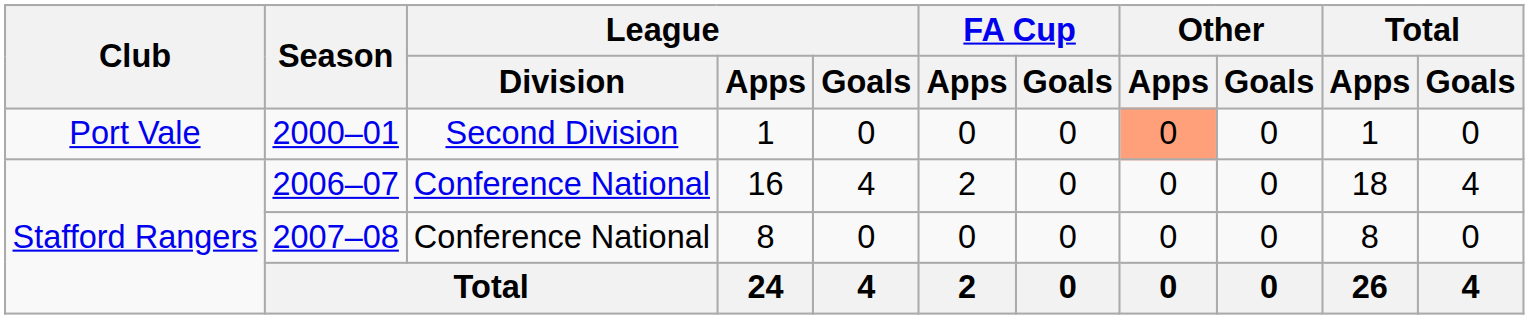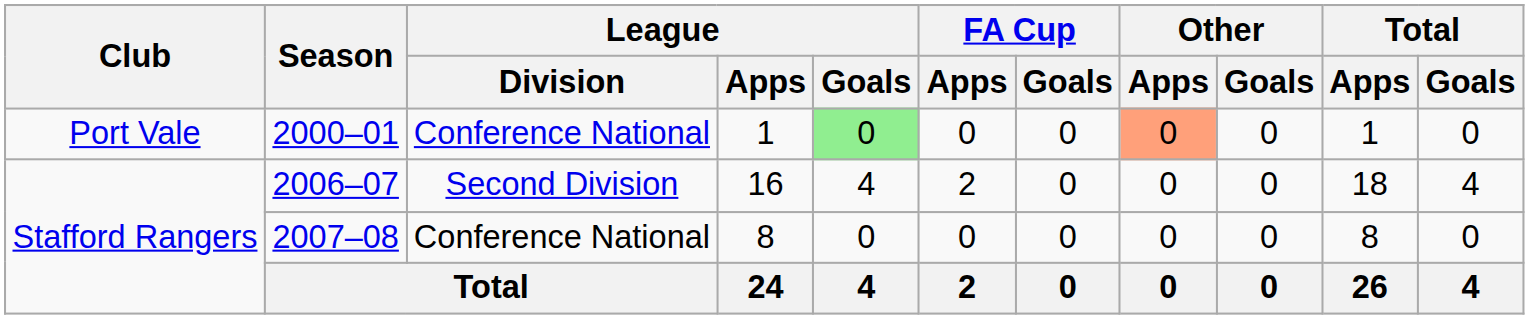(562, 133) Second Division -> (562, 133) Conference National
(866, 133) no background -> (866, 133) lightgreen background
(562, 184) Conference National -> (562, 184) Second Division
